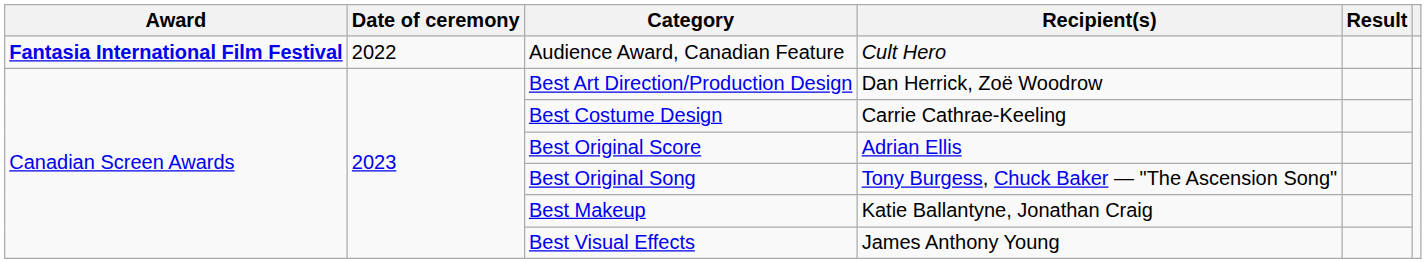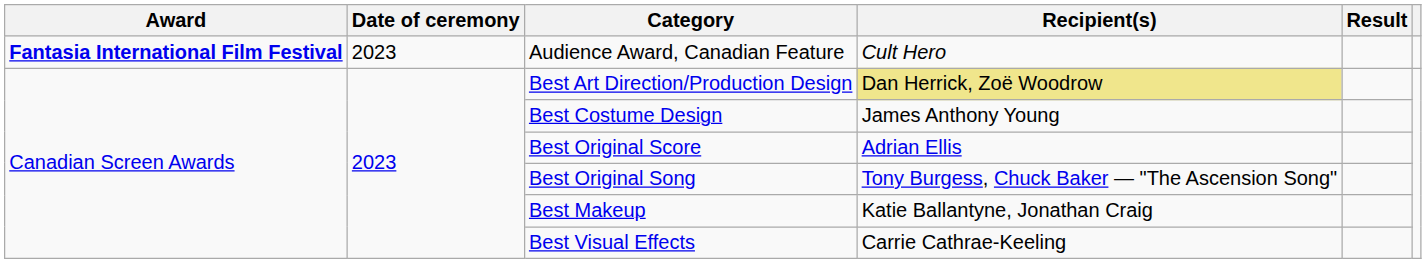(374, 52) 2022 -> (374, 52) 2023
(982, 83) no background -> (982, 83) khaki background
(964, 115) Carrie Cathrae-Keeling -> (961, 115) James Anthony Young
(961, 242) James Anthony Young -> (964, 242) Carrie Cathrae-Keeling
